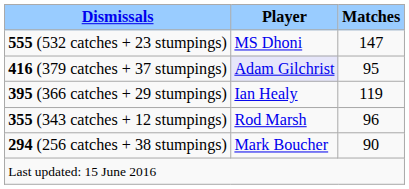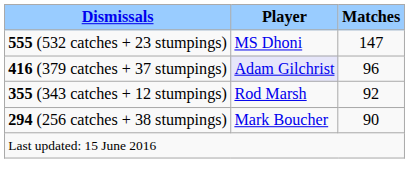(371, 68) 95 -> (371, 68) 96
- row: (118, 94)
(371, 119) 96 -> (371, 94) 92
